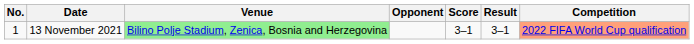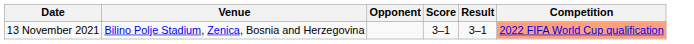- column: (16, 13)
(257, 30) lightgreen background -> (234, 30) no background
